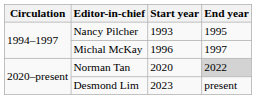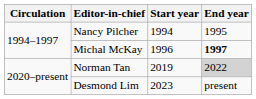(162, 31) 1993 -> (162, 31) 1994
(216, 49) normal -> (216, 49) bold
(162, 67) 2020 -> (162, 67) 2019
